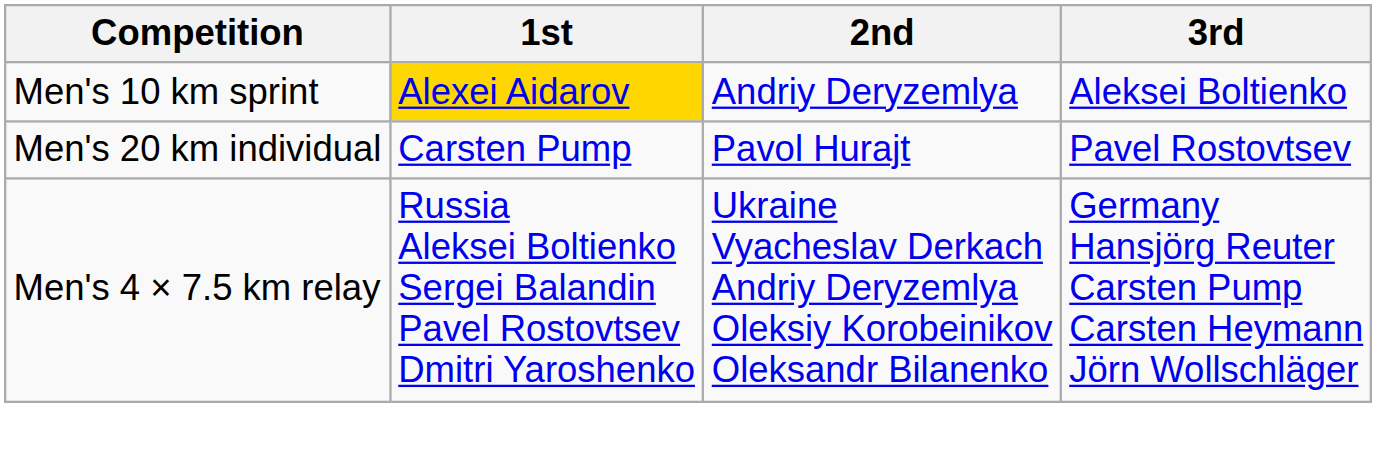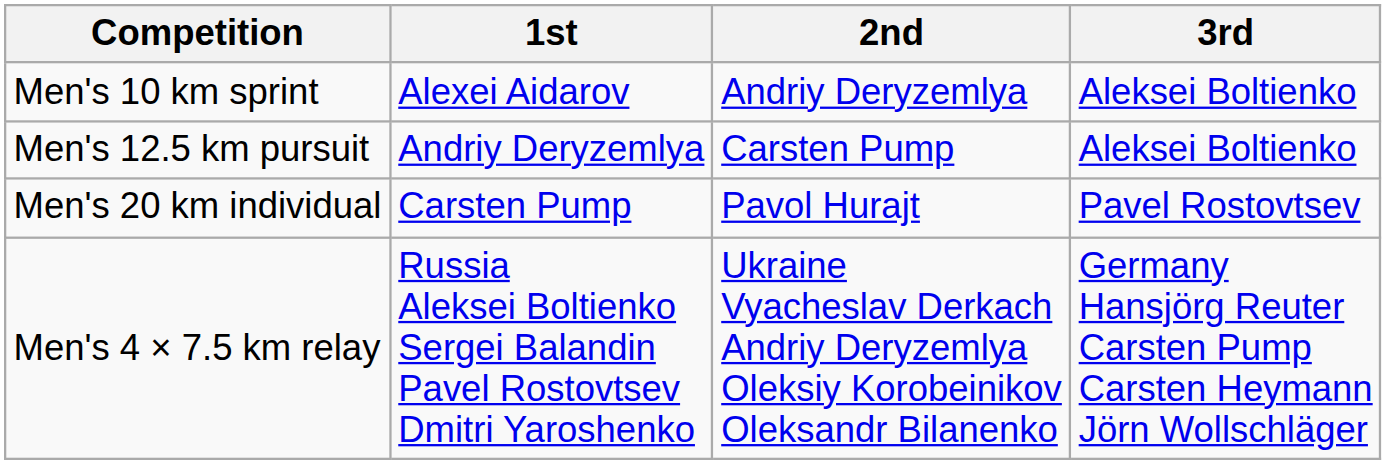(514, 91) gold background -> (514, 91) no background
+ row: (191, 149)
